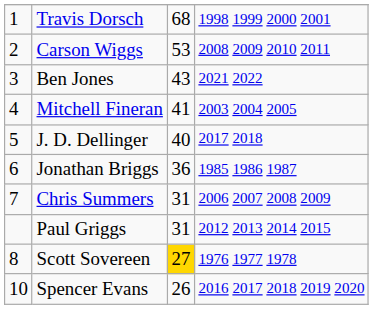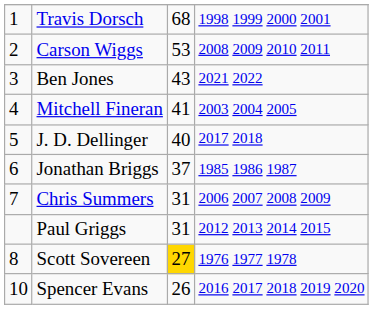(181, 169) 36 -> (181, 169) 37
